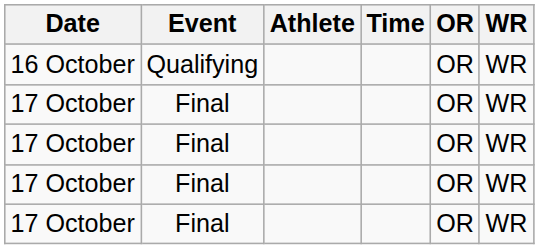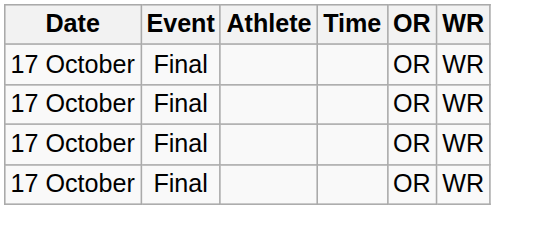- row: (73, 64)
